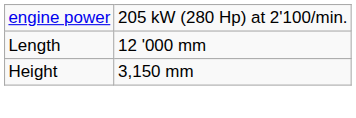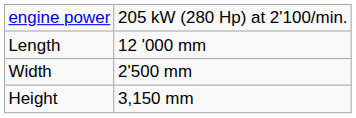+ row: (30, 71)
